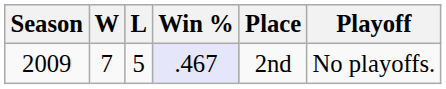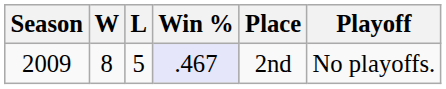(107, 63) 7 -> (107, 63) 8
